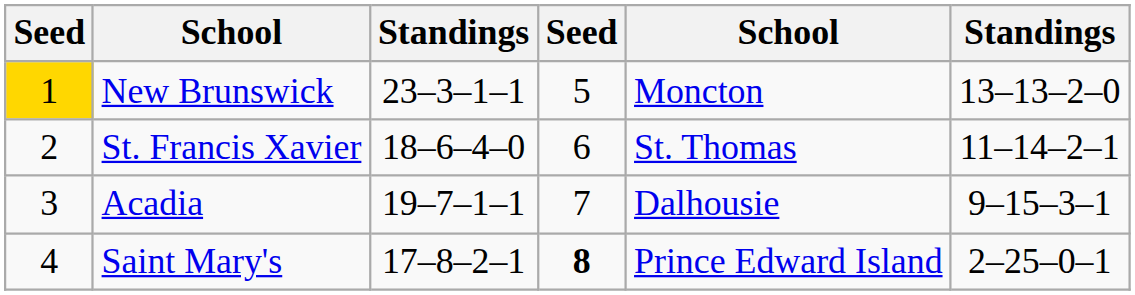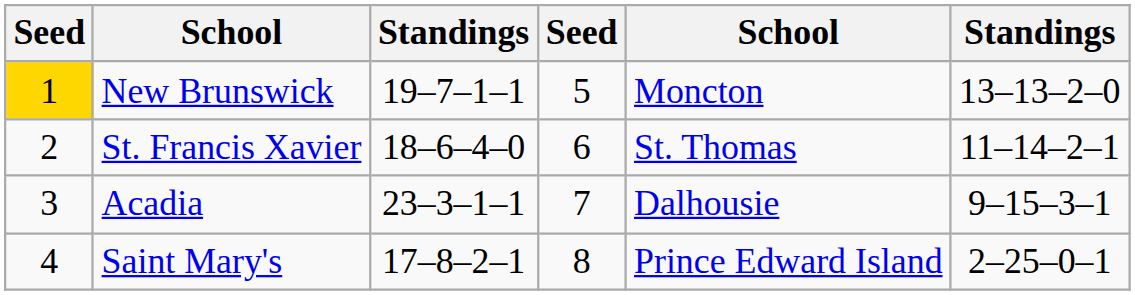(454, 89) 23–3–1–1 -> (454, 89) 19–7–1–1
(454, 203) 19–7–1–1 -> (454, 203) 23–3–1–1
(582, 260) bold -> (582, 260) normal
